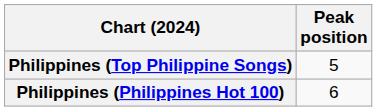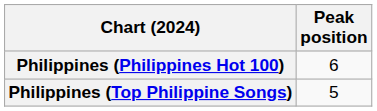rows swapped: (150, 92) <-> (150, 65)
